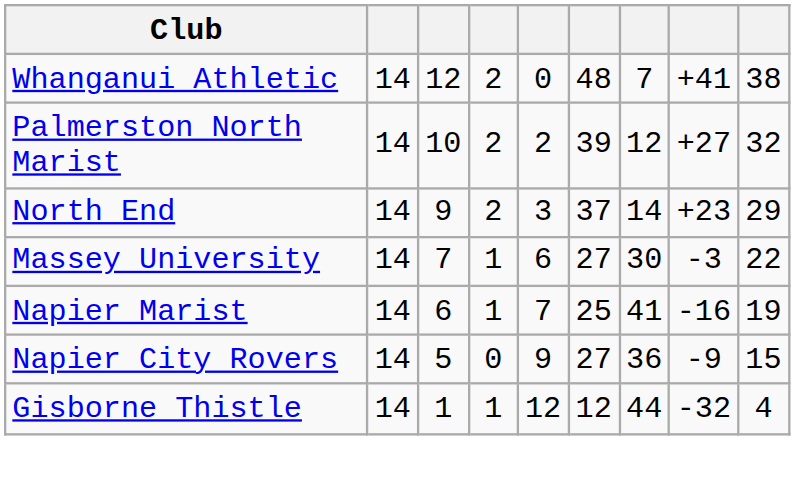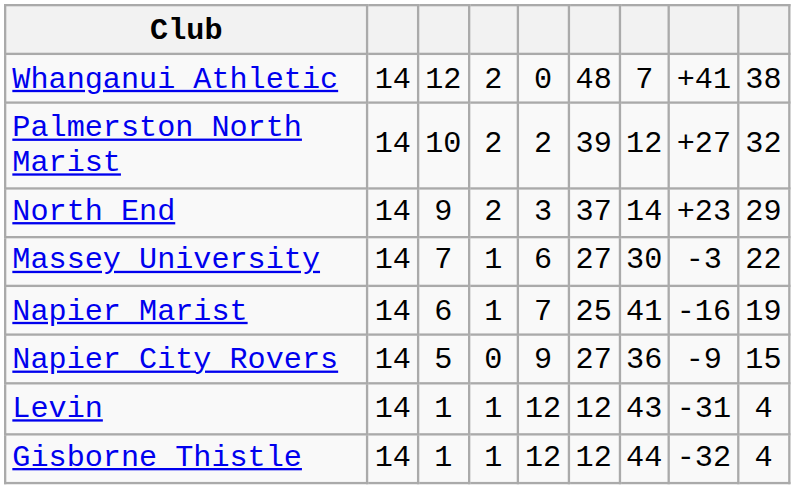+ row: (58, 409)
